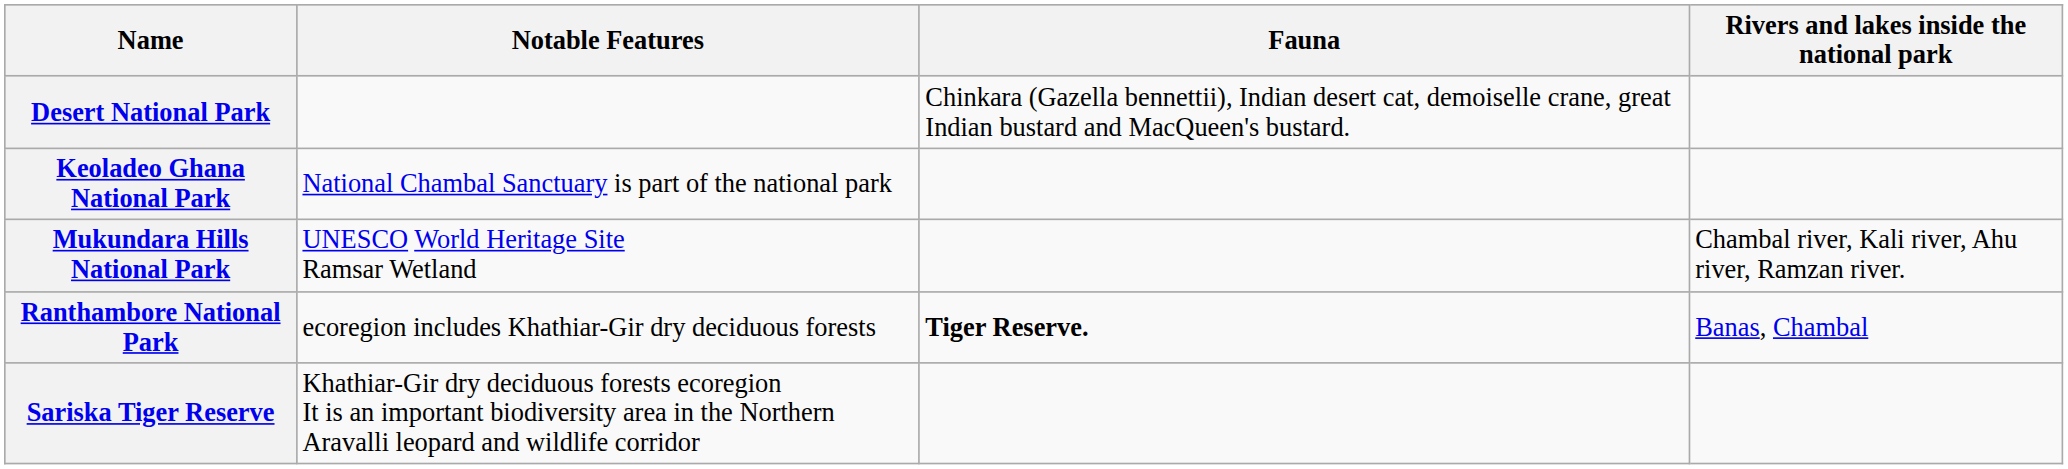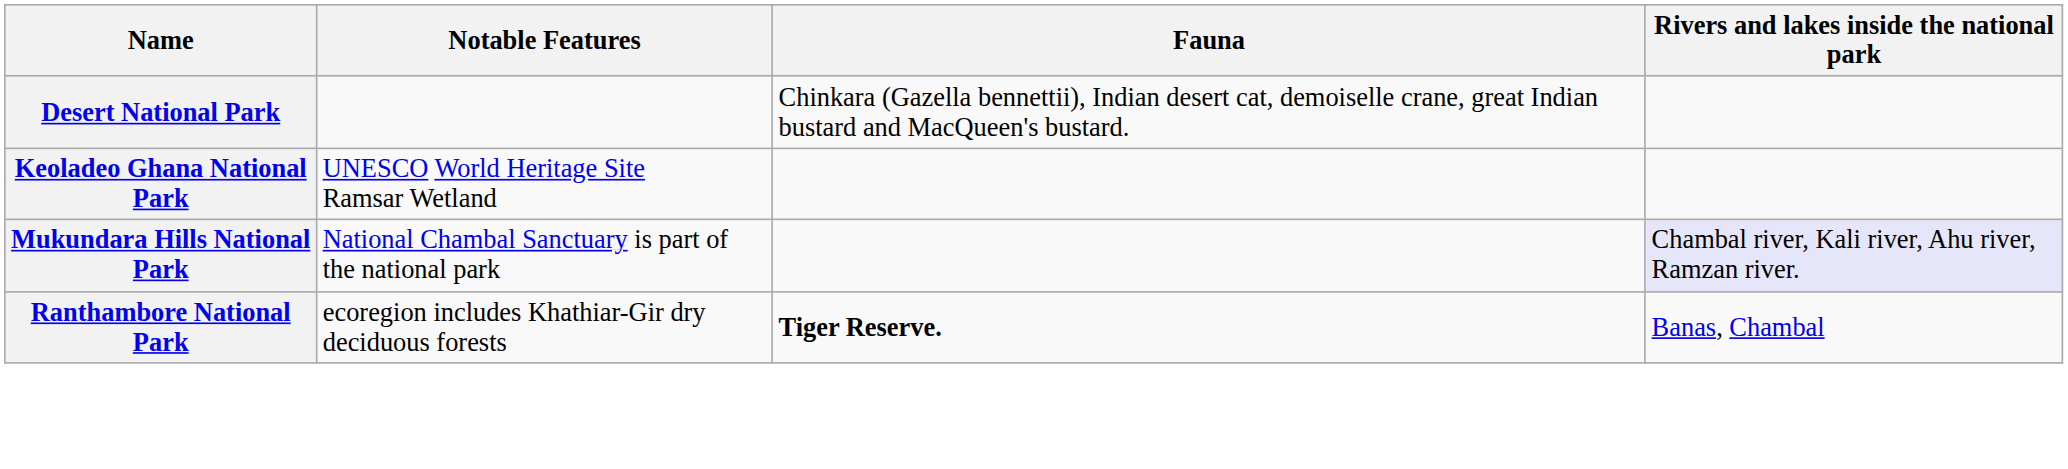(597, 183) National Chambal Sanctuary is part of the national park -> (484, 183) UNESCO World Heritage Site Ramsar Wetland
(464, 254) UNESCO World Heritage Site Ramsar Wetland -> (525, 254) National Chambal Sanctuary is part of the national park
(1856, 254) no background -> (1844, 254) lavender background
- row: (151, 412)
